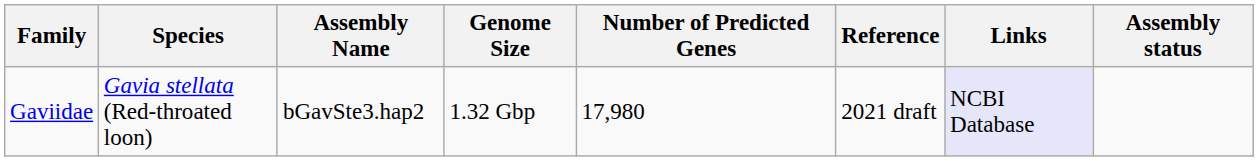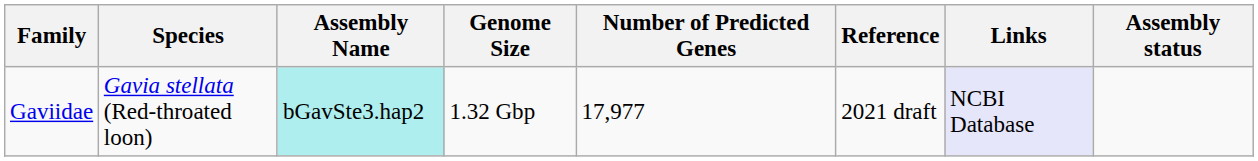(354, 111) no background -> (354, 111) paleturquoise background
(613, 111) 17,980 -> (613, 111) 17,977
